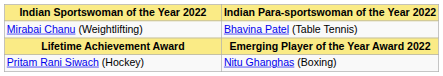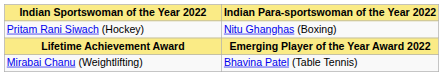rows swapped: (75, 29) <-> (75, 63)
